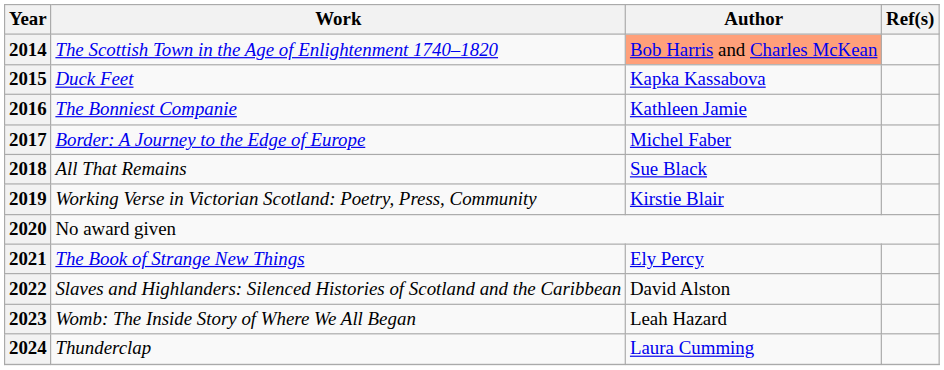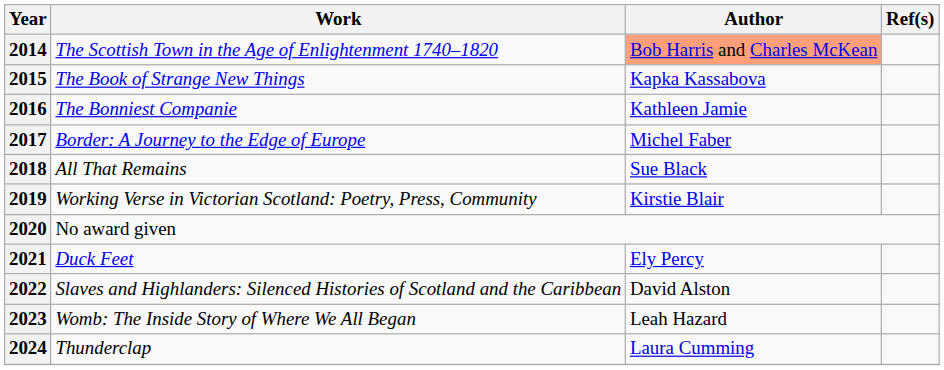(94, 79) Duck Feet -> (180, 79) The Book of Strange New Things
(180, 259) The Book of Strange New Things -> (94, 259) Duck Feet
